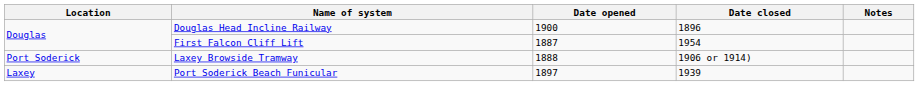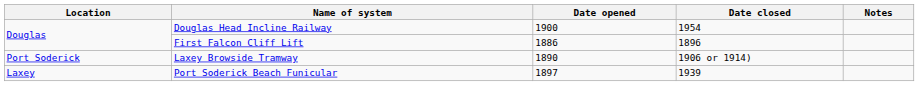(690, 27) 1896 -> (690, 27) 1954
(547, 42) 1887 -> (547, 42) 1886
(690, 42) 1954 -> (690, 42) 1896
(547, 58) 1888 -> (547, 58) 1890
